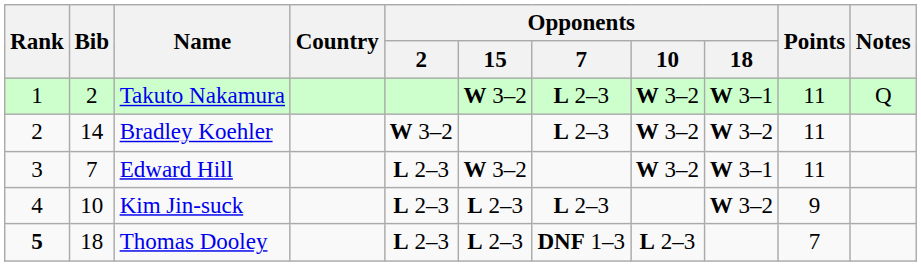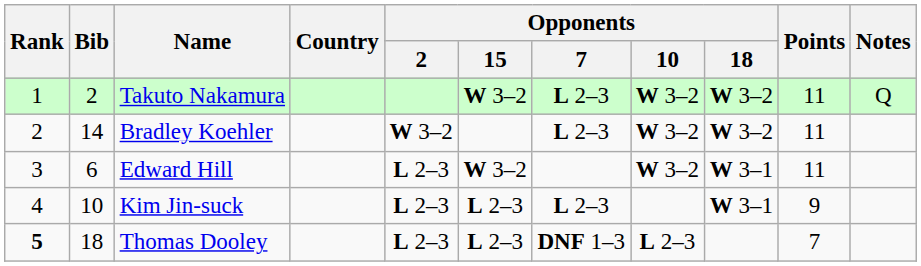(741, 95) W 3–1 -> (741, 95) W 3–2
(92, 168) 7 -> (92, 168) 6
(741, 205) W 3–2 -> (741, 205) W 3–1
